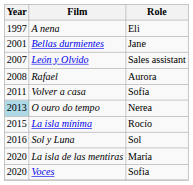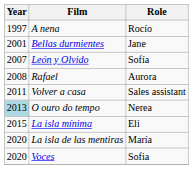(134, 28) Eli -> (140, 28) Rocío
(157, 60) Sales assistant -> (139, 60) Sofía
(139, 92) Sofía -> (157, 92) Sales assistant
(140, 124) Rocío -> (134, 124) Eli
- row: (53, 140)
